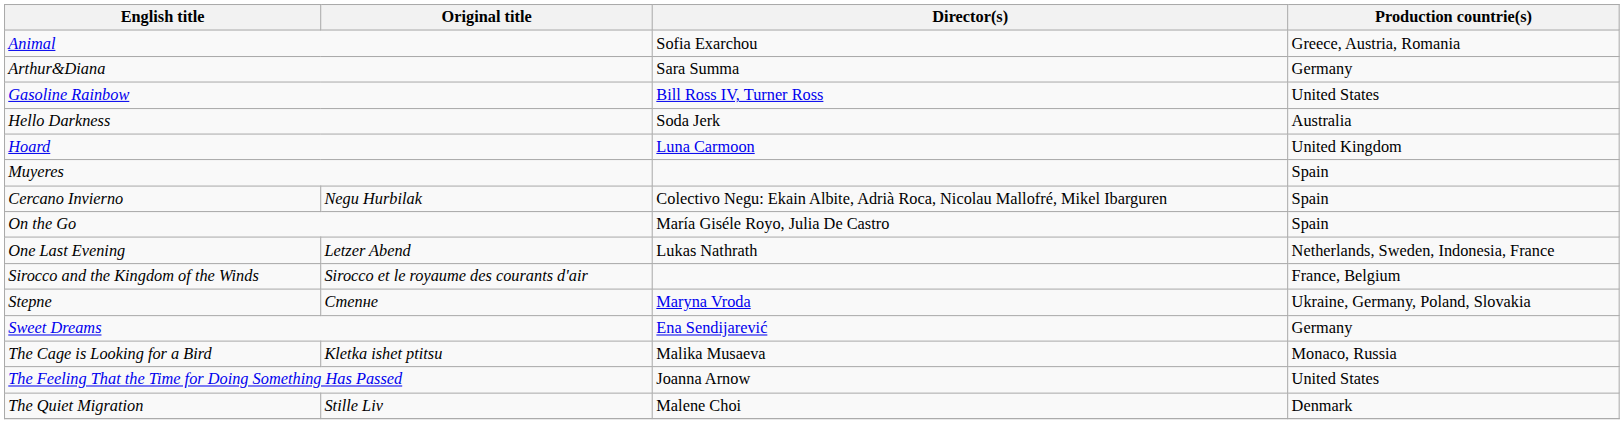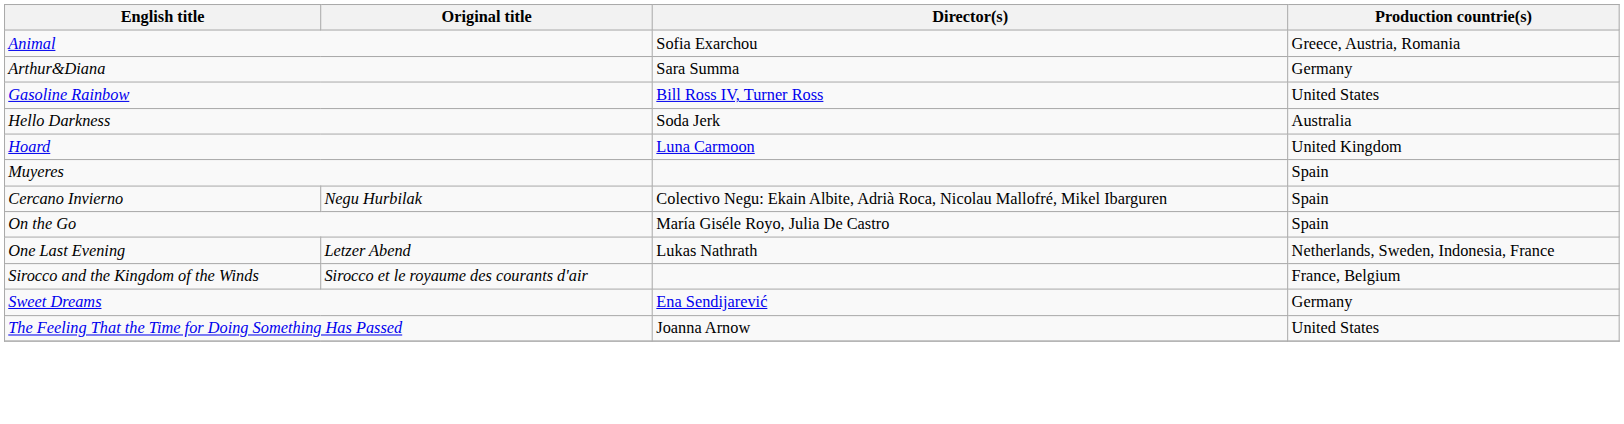- row: (30, 302)
- row: (110, 353)
- row: (76, 405)
